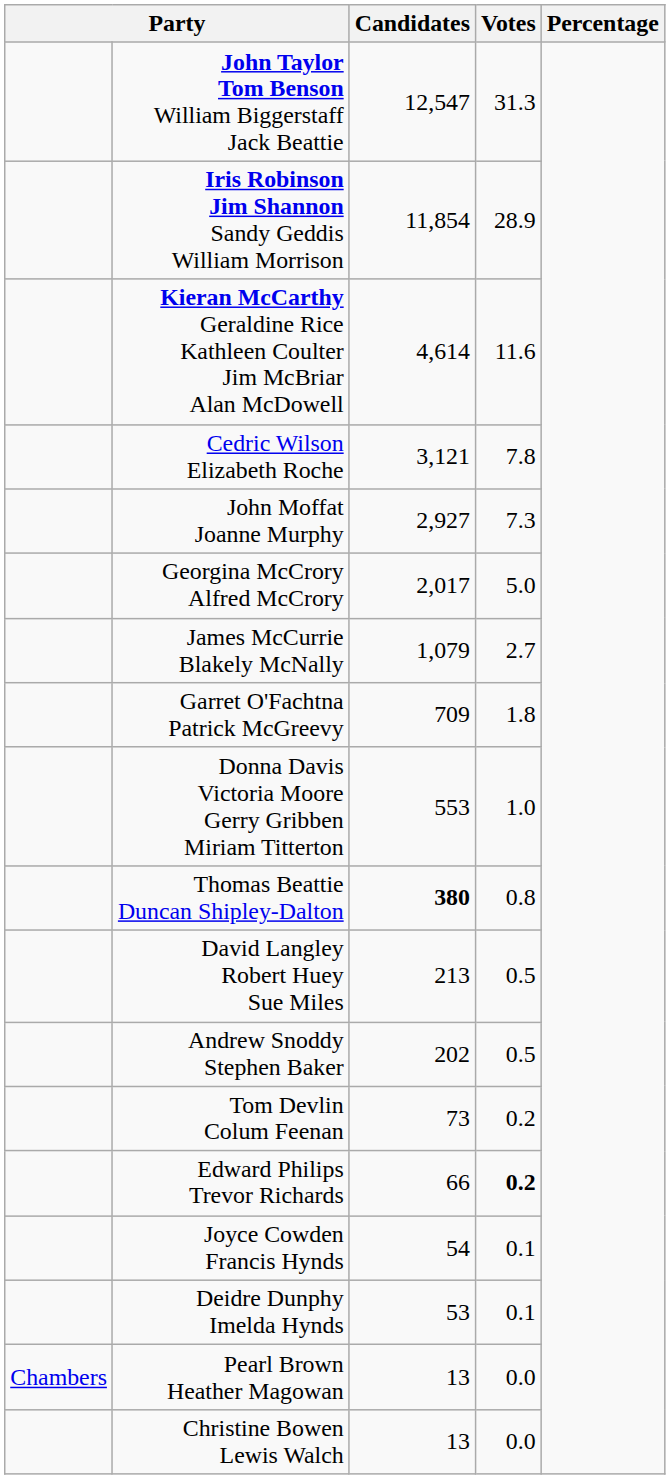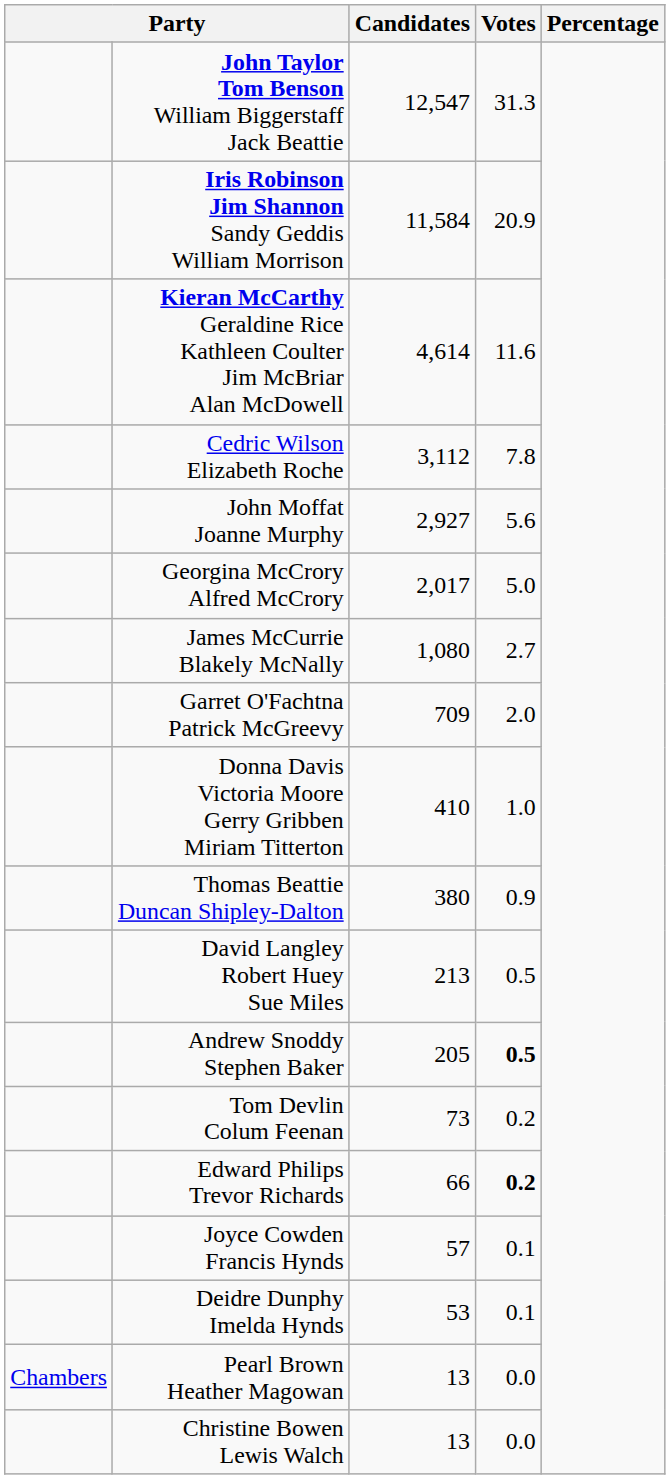(438, 219) 11,854 -> (438, 219) 11,584
(515, 219) 28.9 -> (515, 219) 20.9
(443, 456) 3,121 -> (444, 456) 3,112
(521, 520) 7.3 -> (521, 520) 5.6
(443, 650) 1,079 -> (443, 650) 1,080
(521, 714) 1.8 -> (521, 714) 2.0
(452, 806) 553 -> (452, 806) 410
(452, 897) bold -> (452, 897) normal
(521, 897) 0.8 -> (521, 897) 0.9
(452, 1053) 202 -> (452, 1053) 205
(521, 1053) normal -> (521, 1053) bold
(458, 1247) 54 -> (458, 1247) 57
